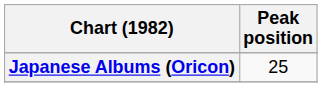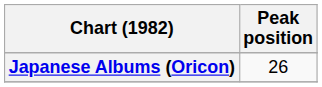(278, 67) 25 -> (278, 67) 26
